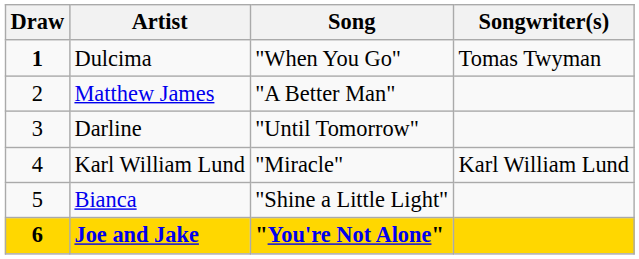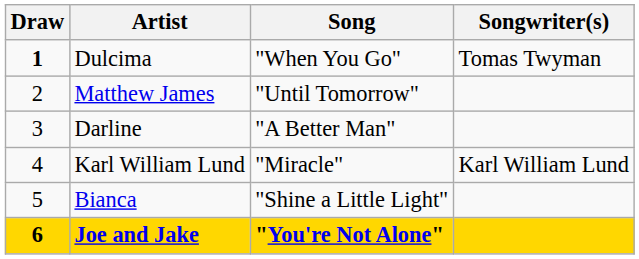(325, 93) "A Better Man" -> (337, 93) "Until Tomorrow"
(337, 128) "Until Tomorrow" -> (325, 128) "A Better Man"
